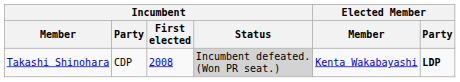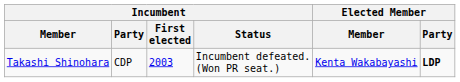(161, 62) 2008 -> (161, 62) 2003
(253, 62) lightgrey background -> (253, 62) no background
